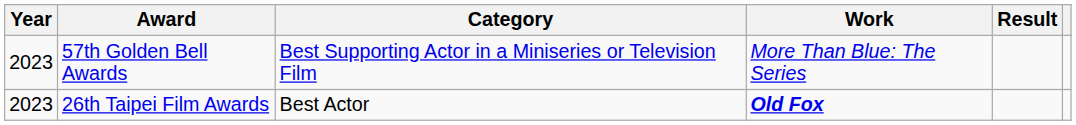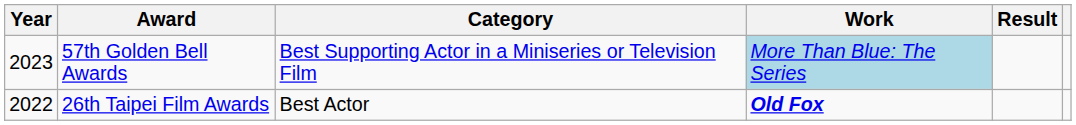(843, 62) no background -> (843, 62) lightblue background
(31, 104) 2023 -> (31, 104) 2022
